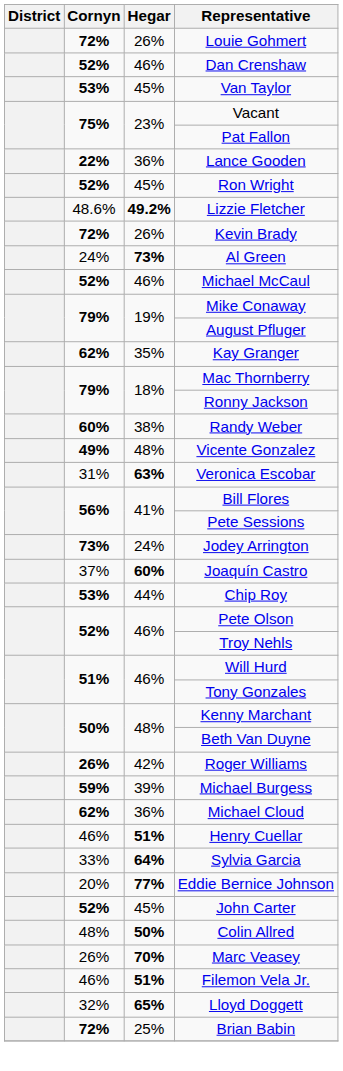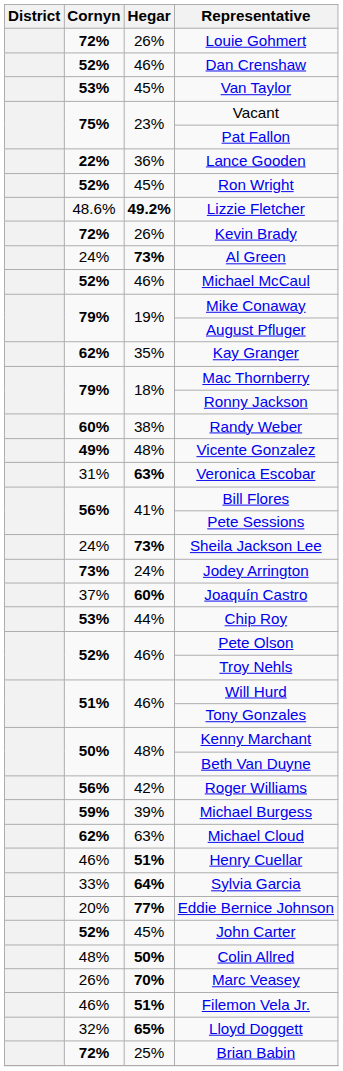+ row: (256, 546)
(94, 763) 26% -> (94, 787) 56%
(149, 812) 36% -> (149, 836) 63%
